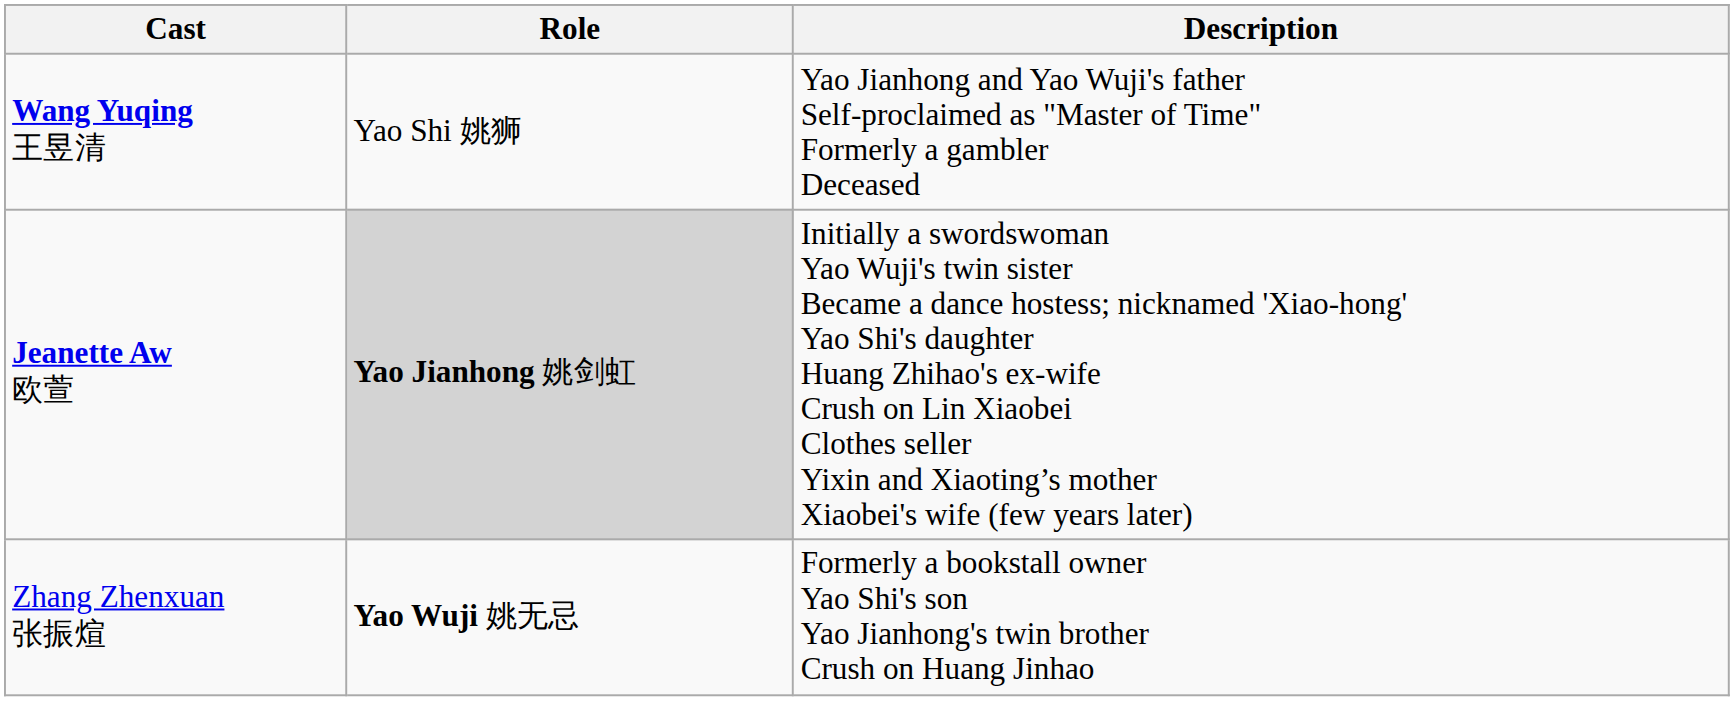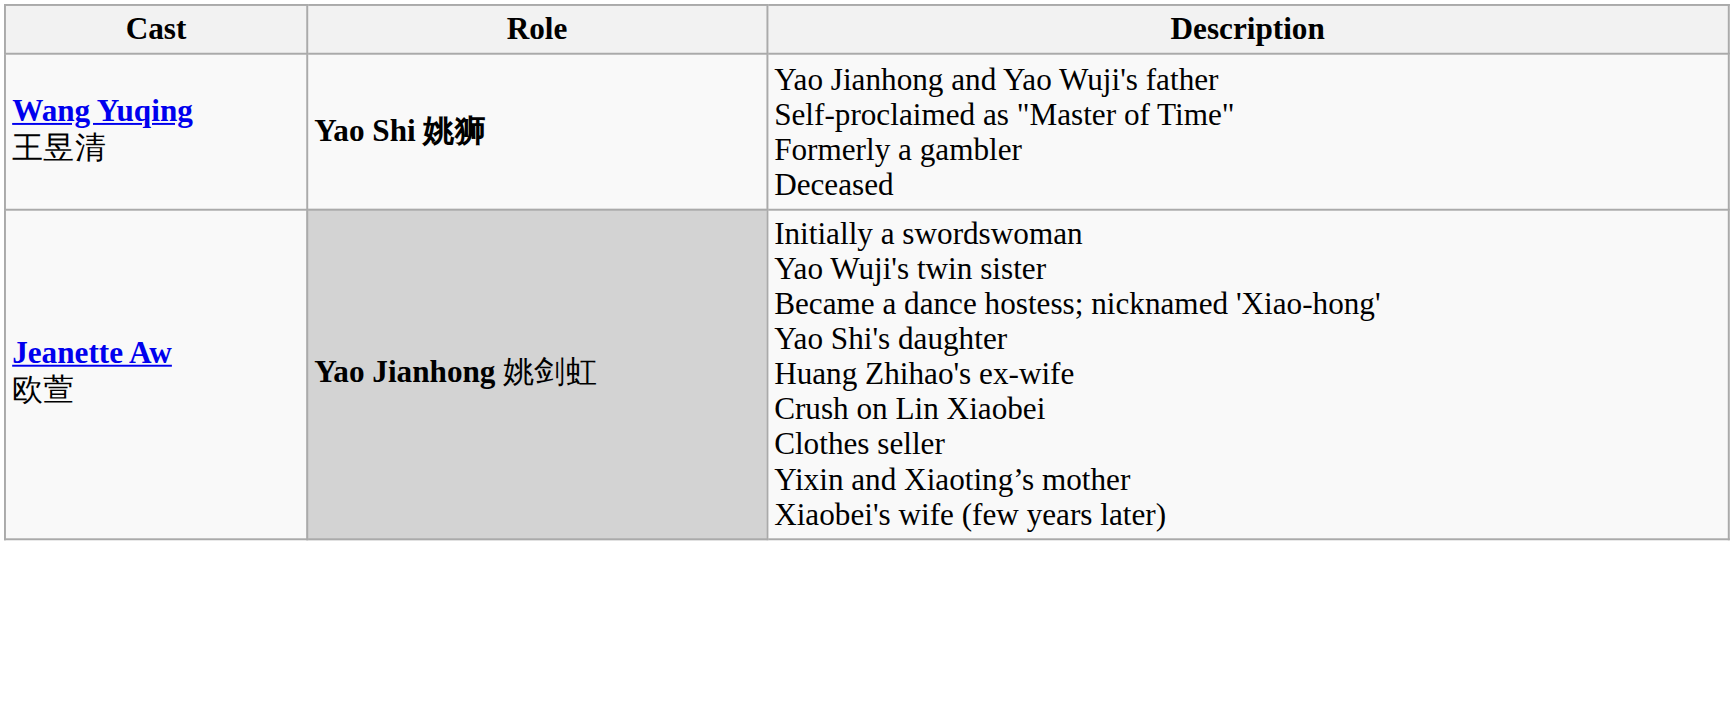(438, 130) normal -> (400, 130) bold
- row: (118, 614)
